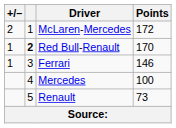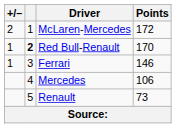(145, 80) 100 -> (145, 80) 106
